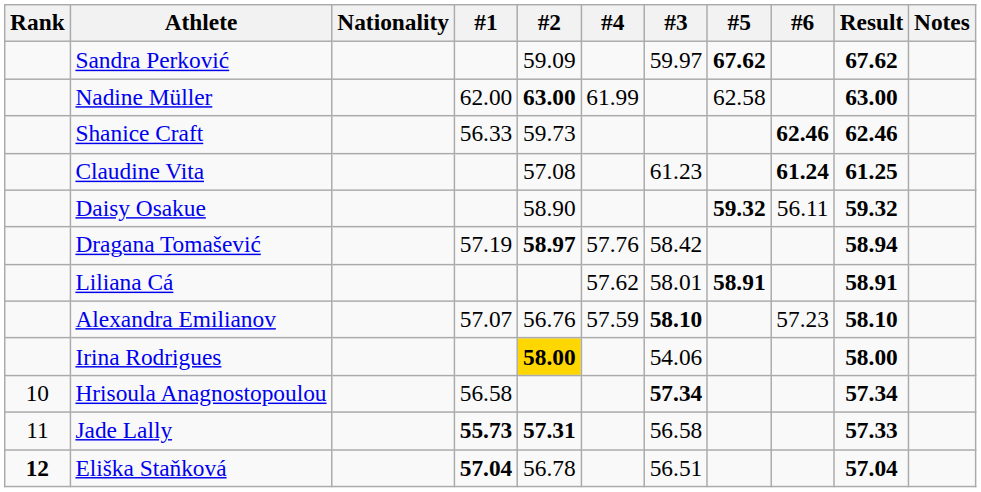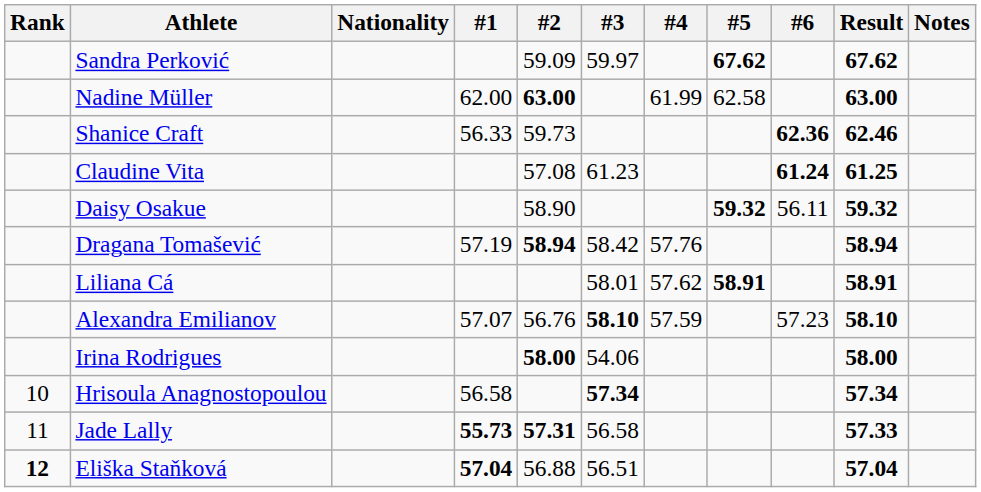columns swapped: (676, 23) <-> (613, 23)
(803, 134) 62.46 -> (803, 134) 62.36
(549, 245) 58.97 -> (549, 245) 58.94
(549, 356) gold background -> (549, 356) no background
(549, 467) 56.78 -> (549, 467) 56.88
